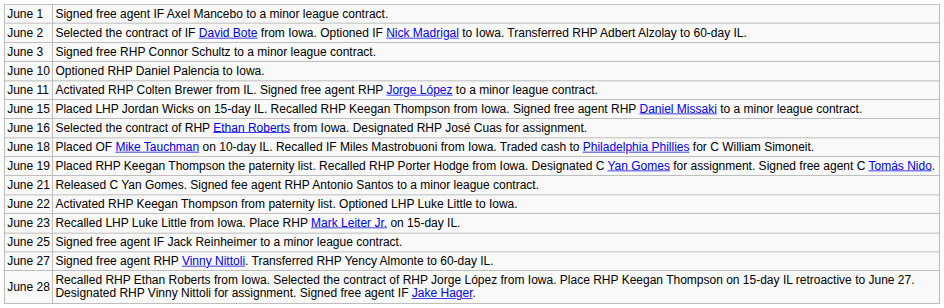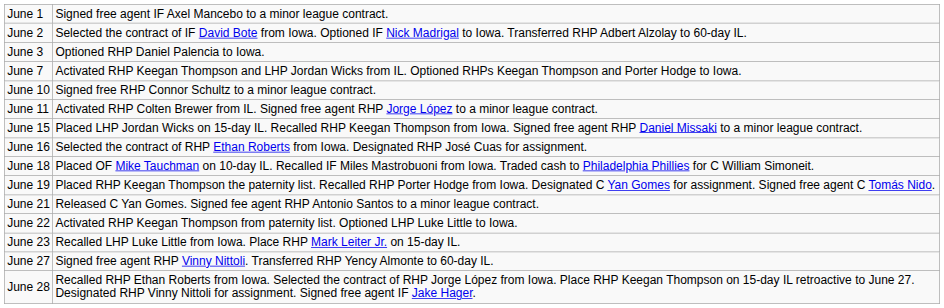(216, 52) Signed free RHP Connor Schultz to a minor league contract. -> (160, 52) Optioned RHP Daniel Palencia to Iowa.
+ row: (25, 71)
(160, 71) Optioned RHP Daniel Palencia to Iowa. -> (216, 90) Signed free RHP Connor Schultz to a minor league contract.
- row: (28, 242)
